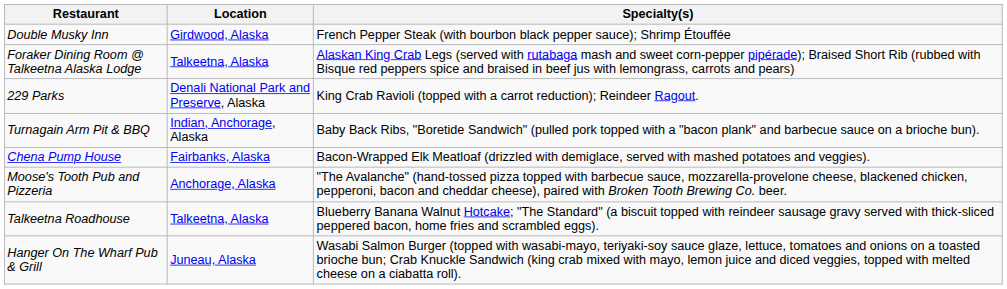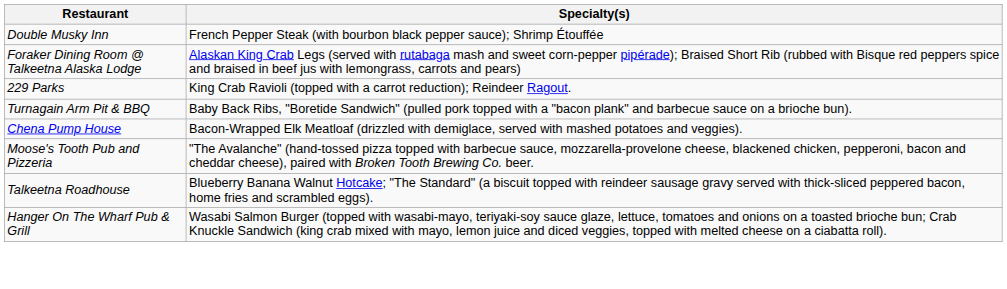- column: (240, 14)
